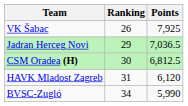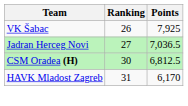(126, 45) 29 -> (126, 45) 27
(169, 77) 6,120 -> (169, 77) 6,170
- row: (34, 93)
